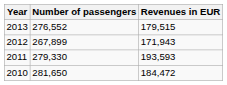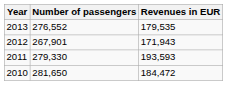(158, 27) 179,515 -> (158, 27) 179,535
(50, 42) 267,899 -> (50, 42) 267,901
